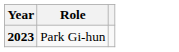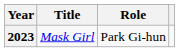+ column: (67, 15)
